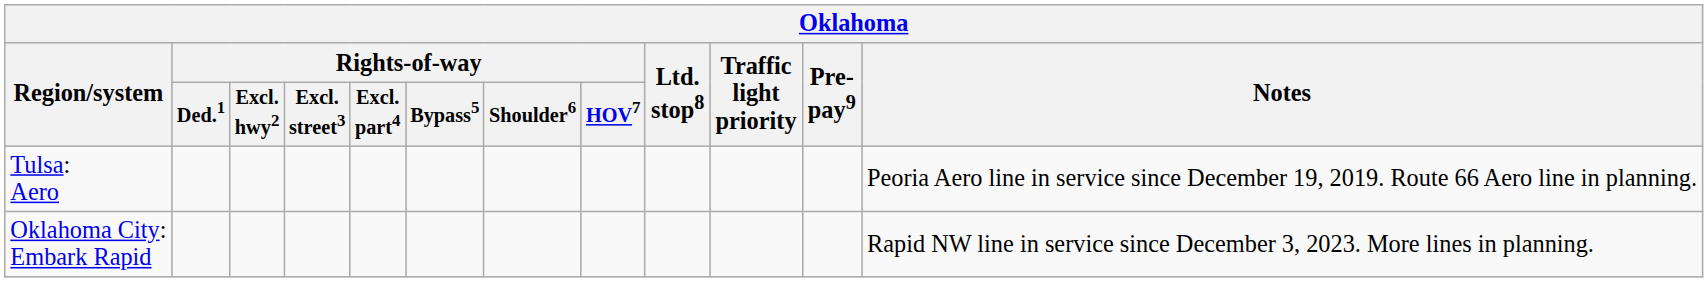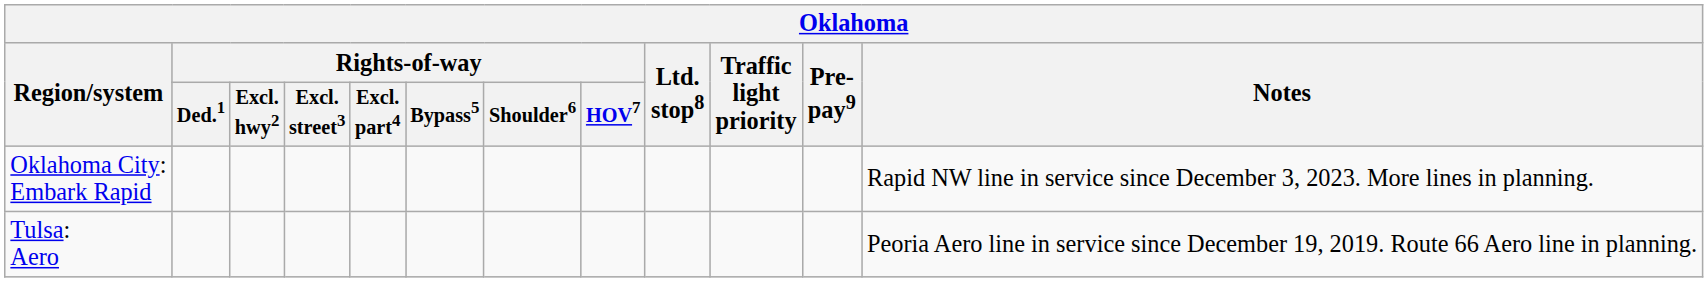rows swapped: (88, 243) <-> (40, 178)
